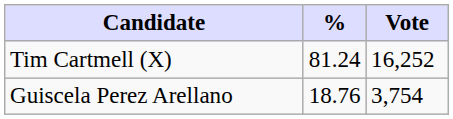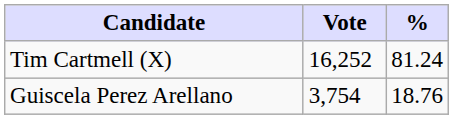columns swapped: (407, 22) <-> (335, 22)
